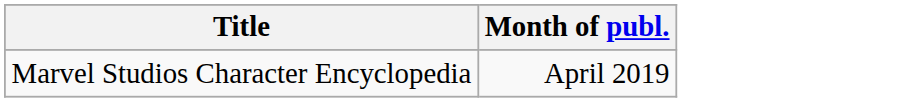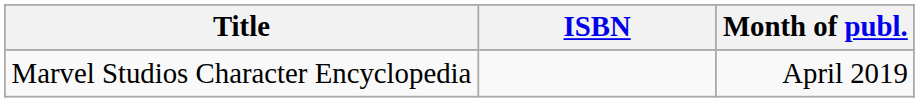+ column: (597, 27)
